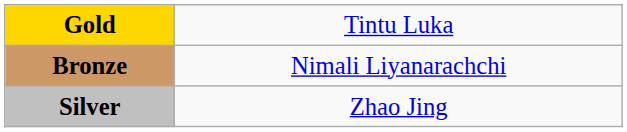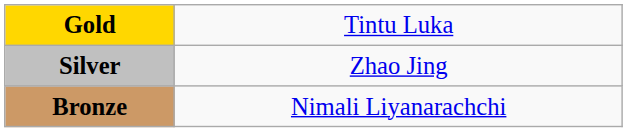rows swapped: (90, 105) <-> (90, 65)
